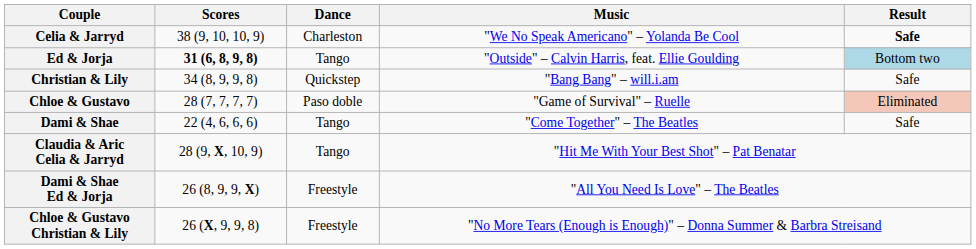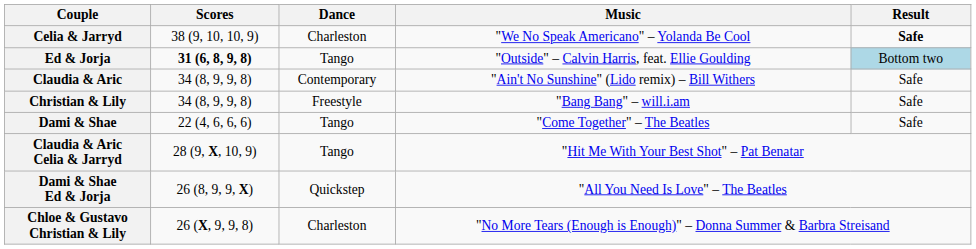+ row: (78, 79)
(333, 79) Quickstep -> (337, 101) Freestyle
- row: (80, 101)
(333, 189) Freestyle -> (337, 189) Quickstep
(333, 226) Freestyle -> (337, 226) Charleston
